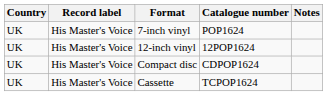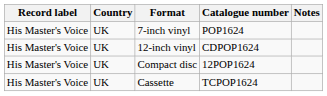columns swapped: (26, 13) <-> (92, 13)
(228, 47) 12POP1624 -> (230, 47) CDPOP1624
(230, 64) CDPOP1624 -> (228, 64) 12POP1624
